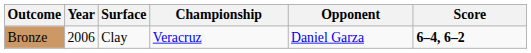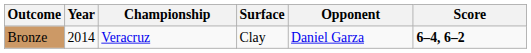columns swapped: (219, 15) <-> (124, 15)
(81, 37) 2006 -> (81, 37) 2014
